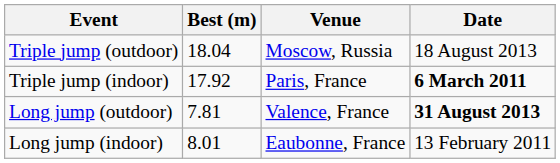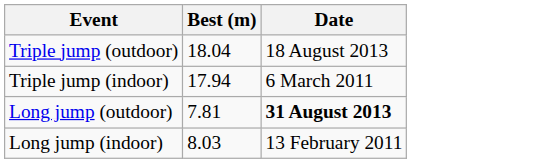- column: (335, 19)
(209, 81) 17.92 -> (209, 81) 17.94
(470, 81) bold -> (319, 81) normal
(204, 142) 8.01 -> (204, 142) 8.03
